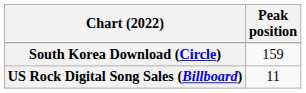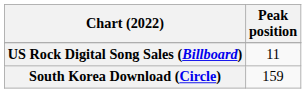rows swapped: (125, 54) <-> (125, 76)
